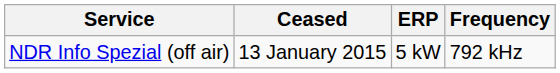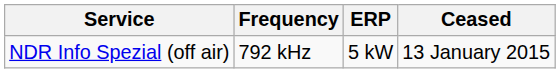columns swapped: (500, 20) <-> (312, 20)
